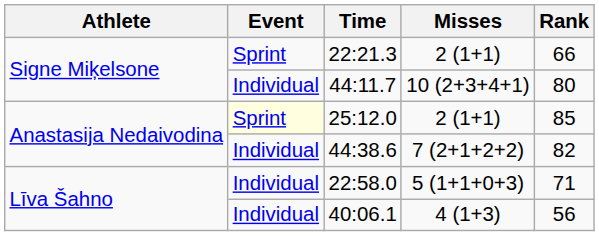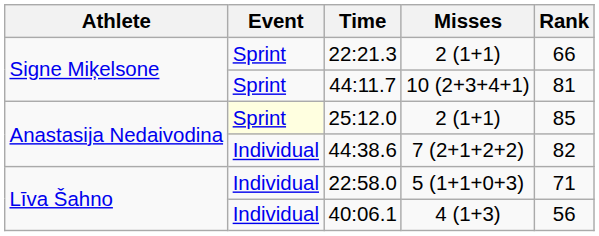(276, 86) Individual -> (259, 86) Sprint
(564, 86) 80 -> (564, 86) 81
